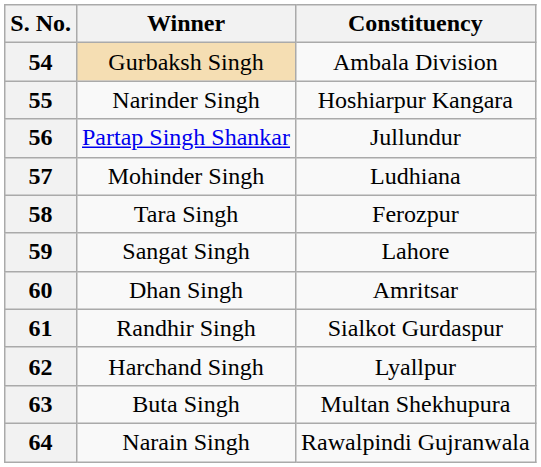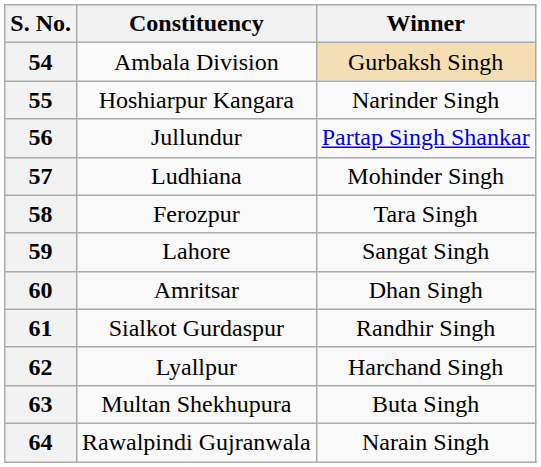columns swapped: (415, 23) <-> (186, 23)
